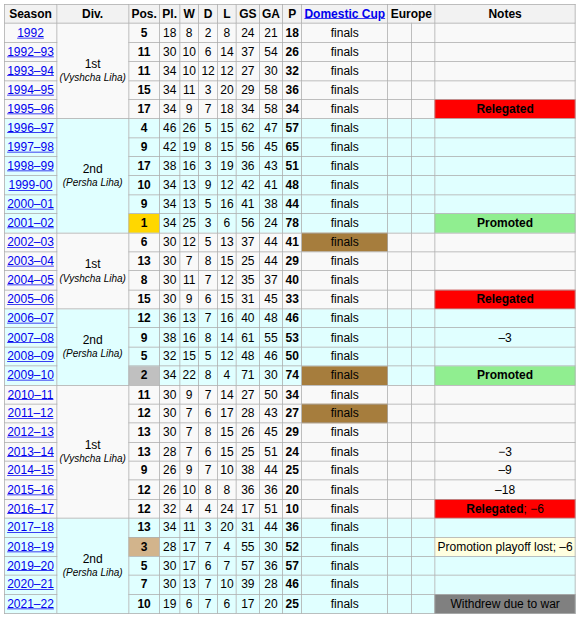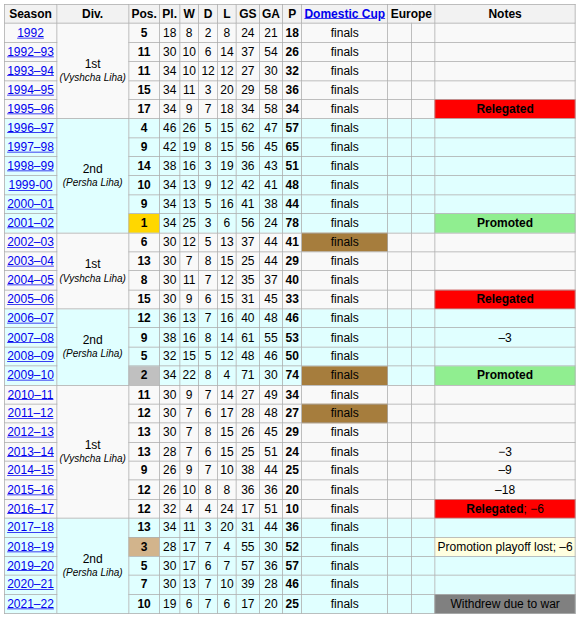(144, 166) 17 -> (144, 166) 14
(271, 394) 50 -> (271, 394) 49
(271, 413) 43 -> (271, 413) 48
